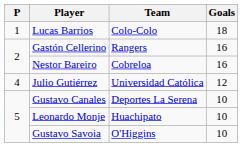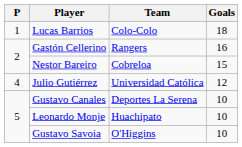(222, 64) 16 -> (222, 64) 15
